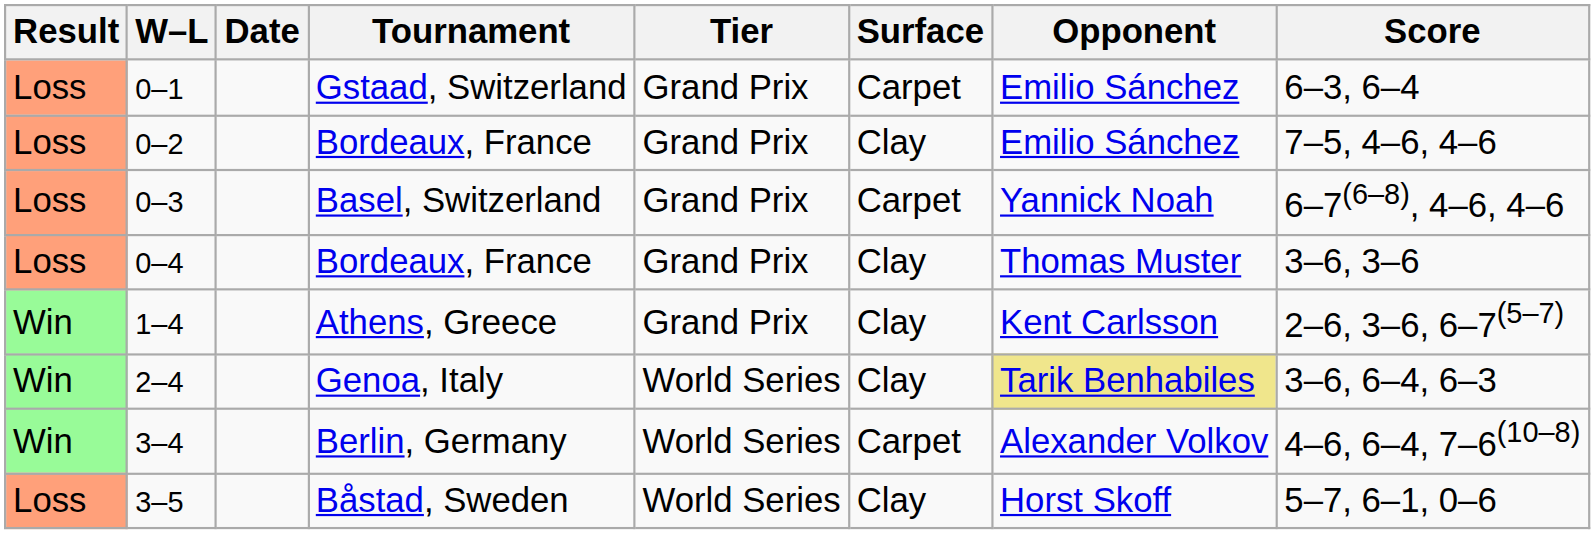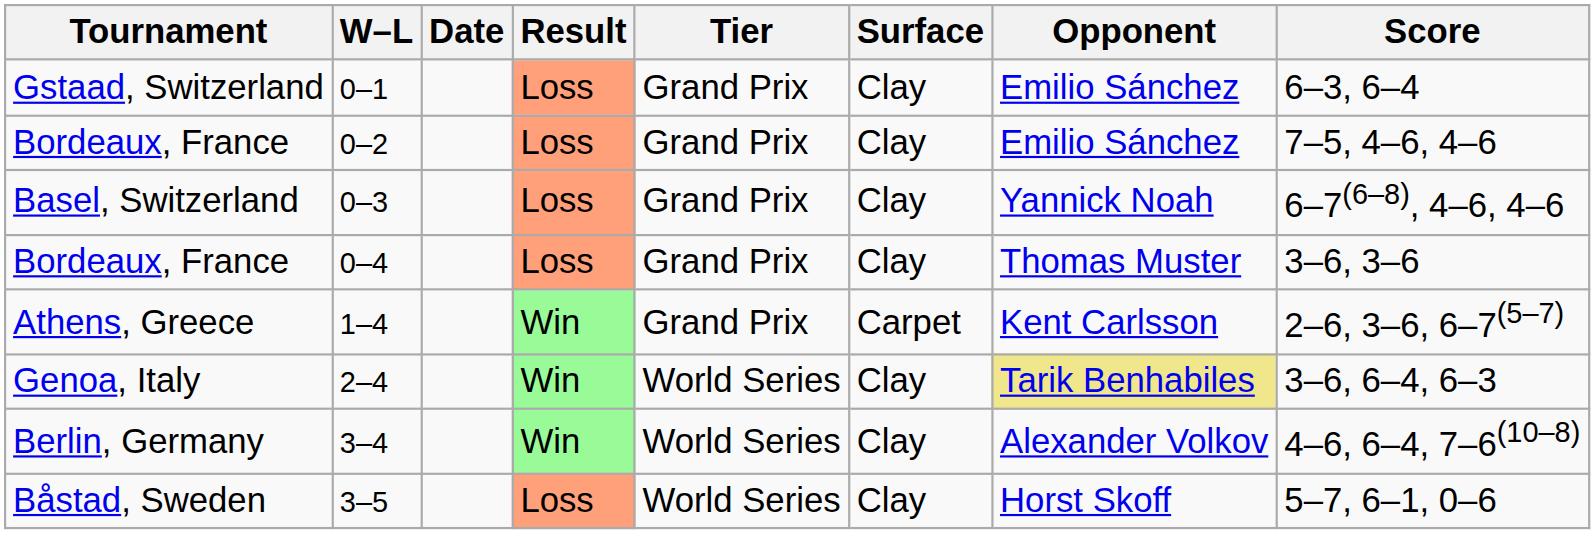columns swapped: (66, 32) <-> (471, 32)
(909, 87) Carpet -> (891, 87) Clay
(909, 201) Carpet -> (891, 201) Clay
(891, 321) Clay -> (909, 321) Carpet
(909, 440) Carpet -> (891, 440) Clay
